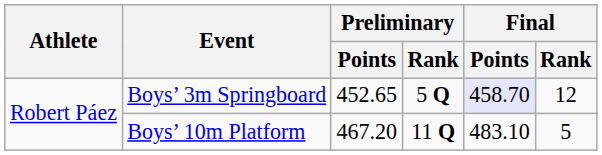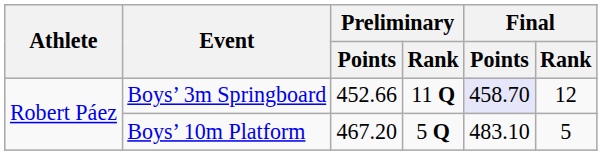(367, 95) 452.65 -> (367, 95) 452.66
(433, 95) 5 Q -> (433, 95) 11 Q
(433, 132) 11 Q -> (433, 132) 5 Q
